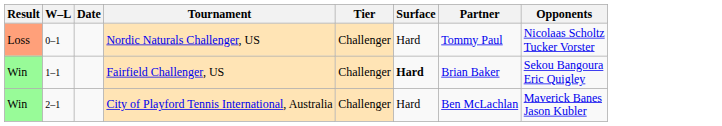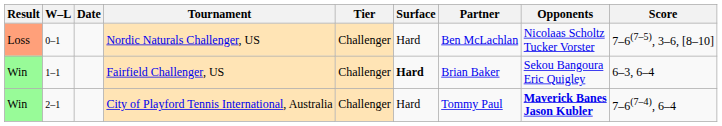+ column: (663, 14)
(472, 39) Tommy Paul -> (480, 39) Ben McLachlan
(480, 104) Ben McLachlan -> (472, 104) Tommy Paul
(563, 104) normal -> (565, 104) bold
